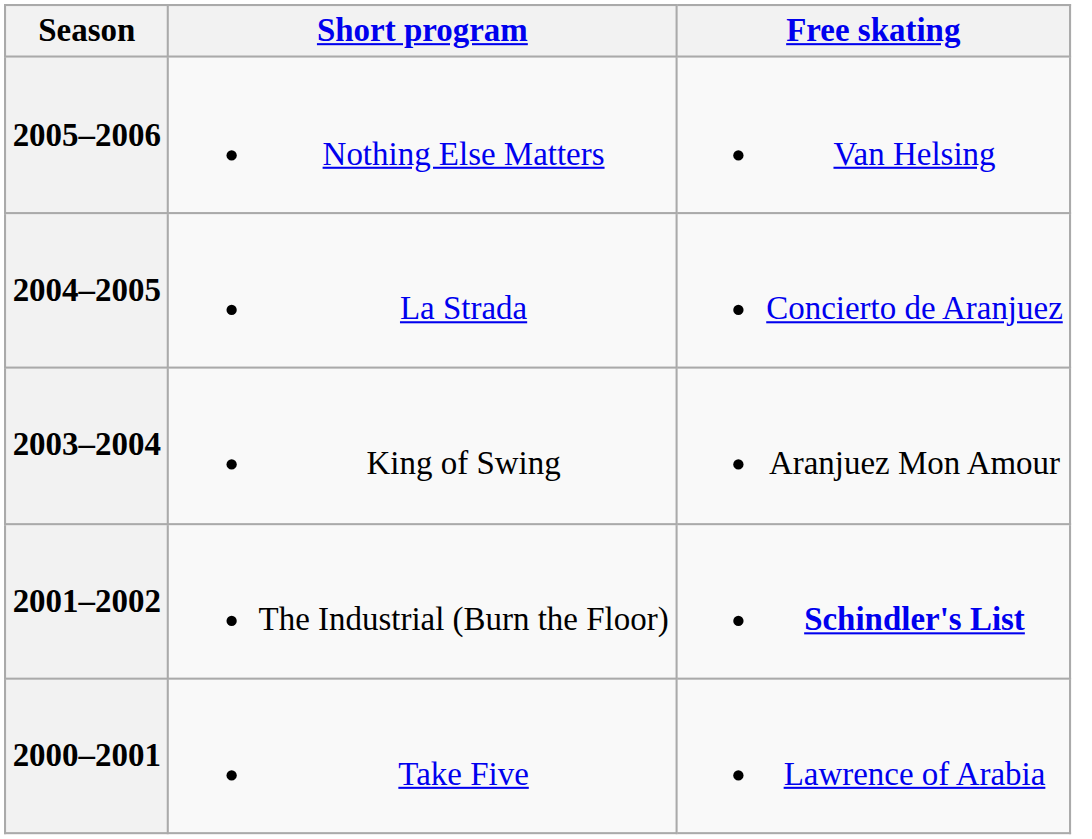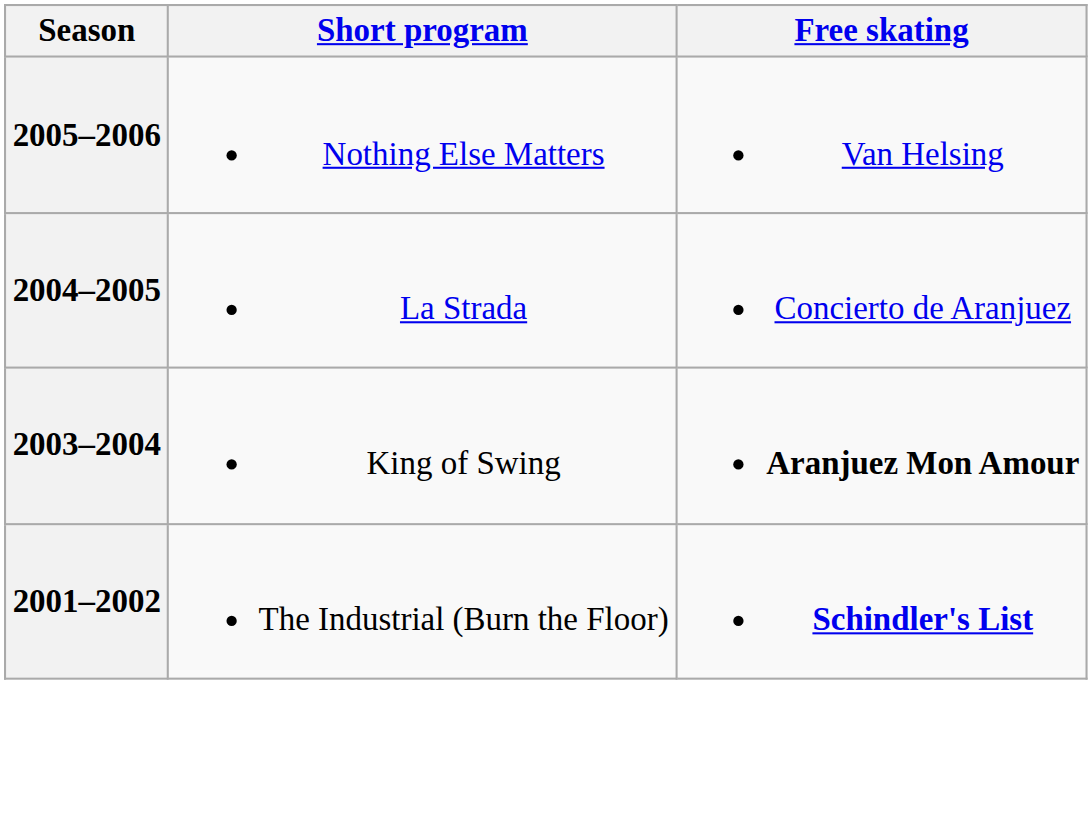(873, 464) normal -> (882, 464) bold
- row: (87, 755)
